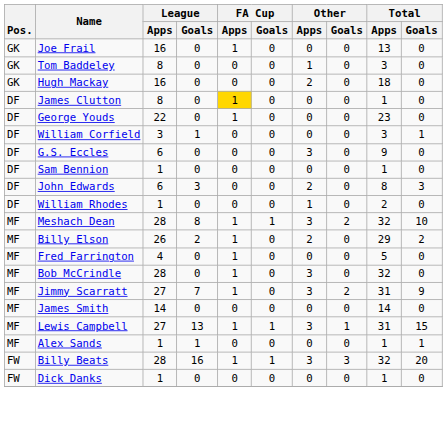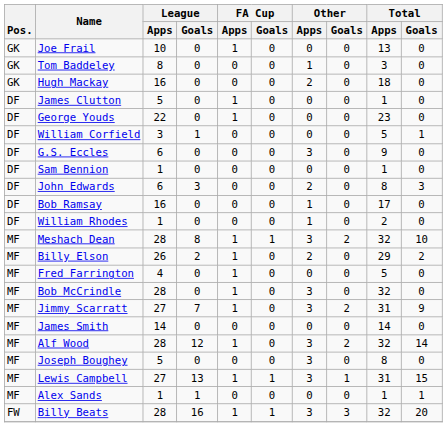(160, 48) 16 -> (160, 48) 10
(160, 100) 8 -> (160, 100) 5
(235, 100) gold background -> (235, 100) no background
(384, 135) 3 -> (384, 135) 5
+ row: (70, 204)
+ row: (63, 343)
+ row: (83, 361)
- row: (70, 378)
